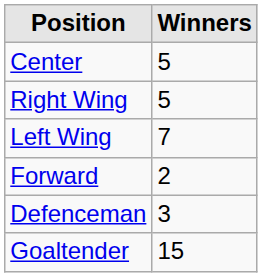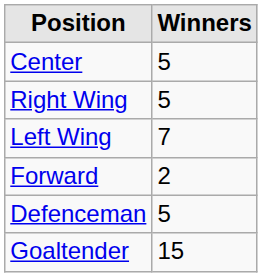(164, 213) 3 -> (164, 213) 5
